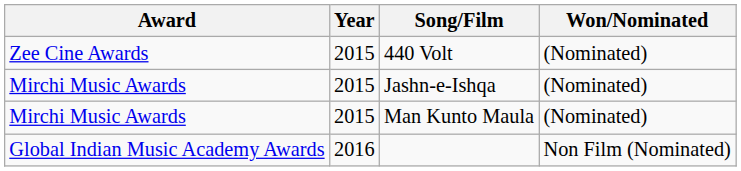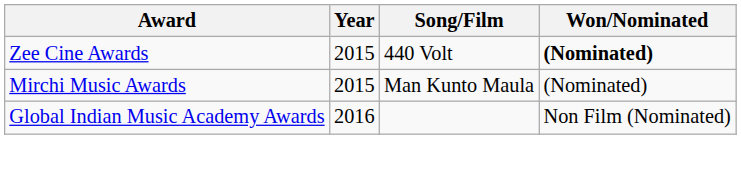(595, 52) normal -> (598, 52) bold
- row: (440, 85)
